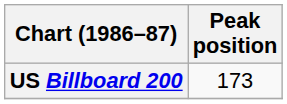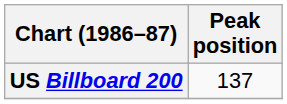(235, 80) 173 -> (235, 80) 137
